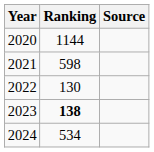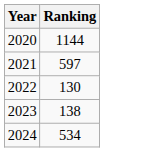- column: (124, 16)
(70, 64) 598 -> (70, 64) 597
(70, 111) bold -> (70, 111) normal
